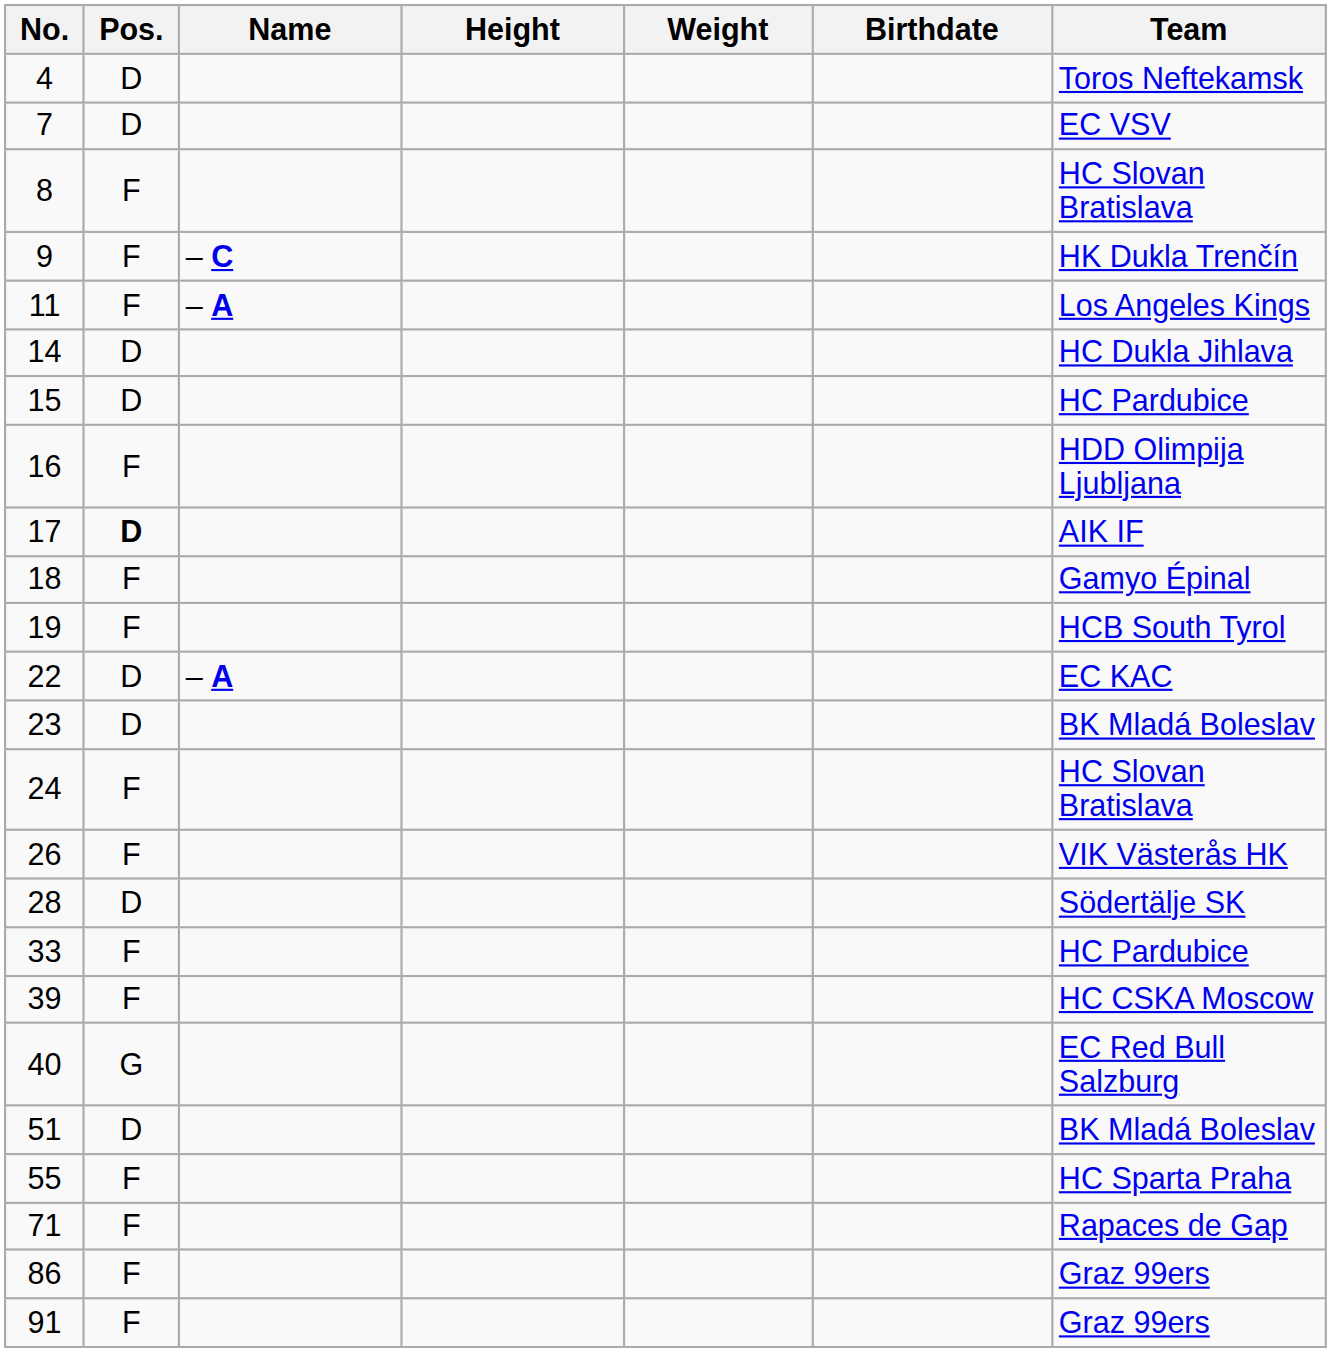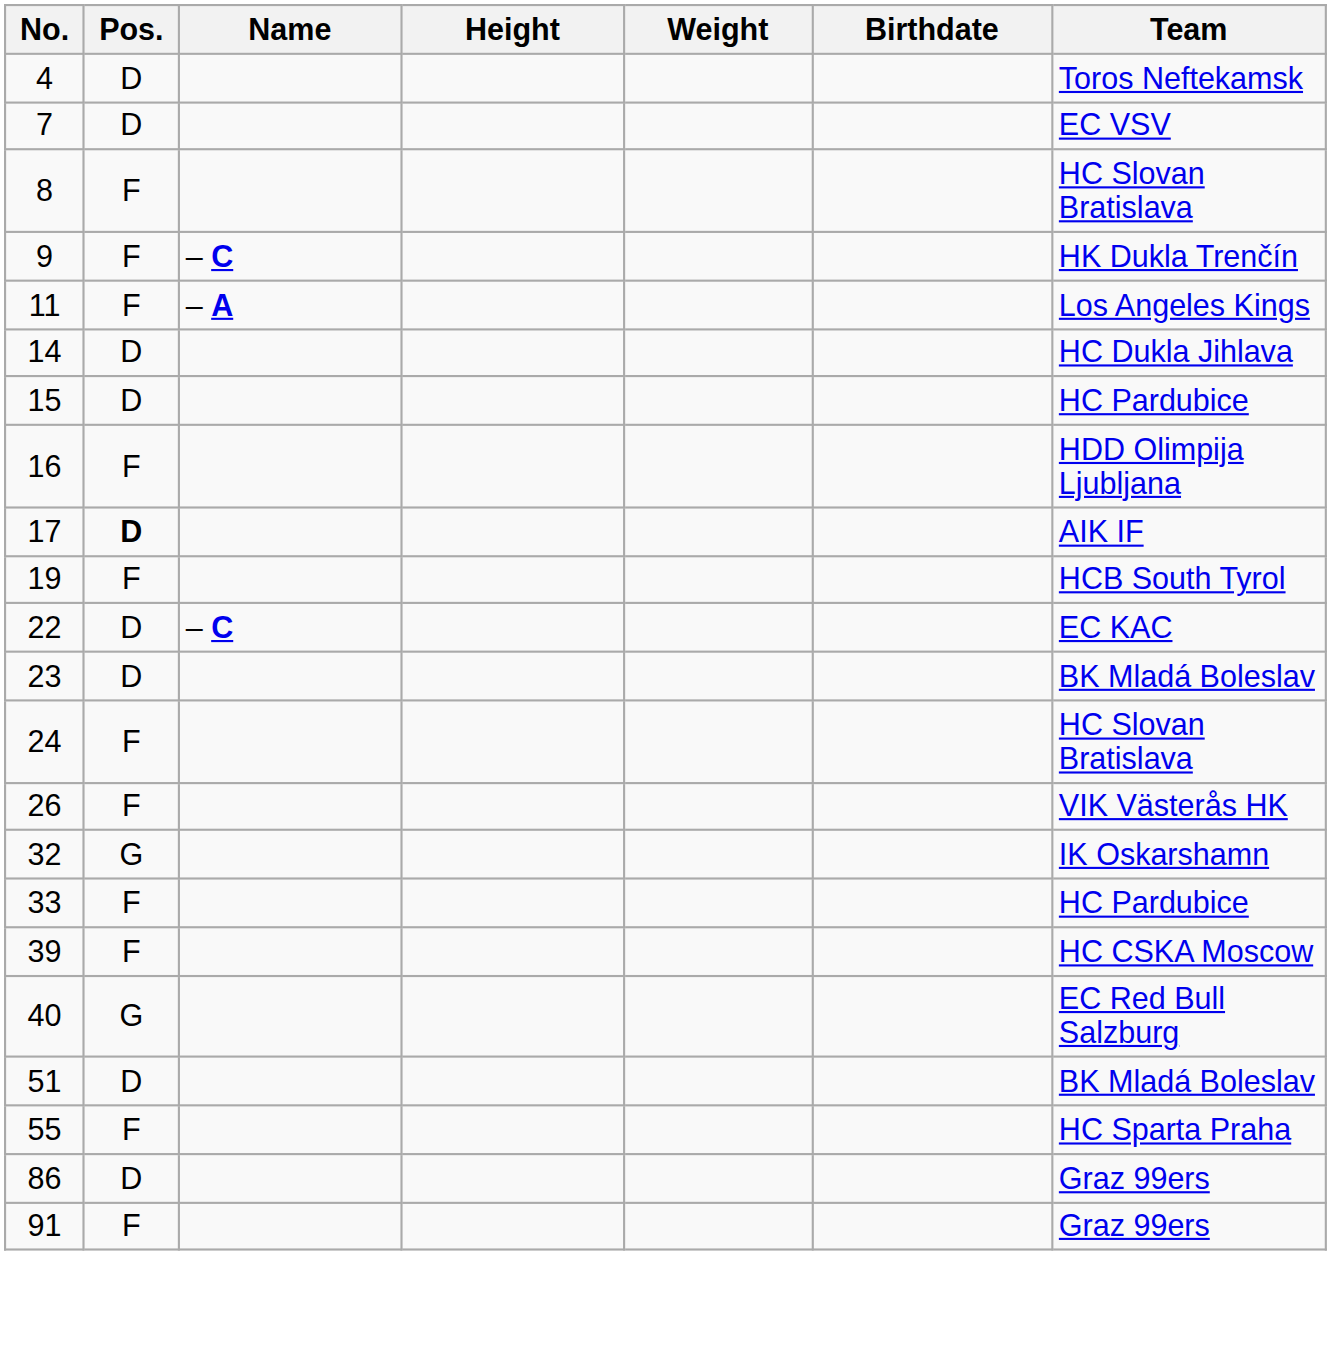- row: (45, 580)
(209, 676) – A -> (209, 628) – C
- row: (45, 903)
+ row: (45, 855)
- row: (45, 1226)
(131, 1275) F -> (131, 1178) D
